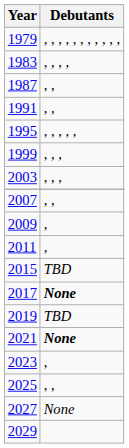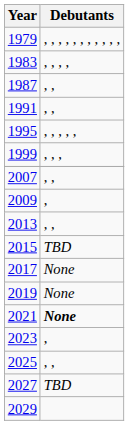- row: (22, 177)
- row: (22, 246)
+ row: (22, 223)
(60, 293) bold -> (59, 270) normal
(57, 316) TBD -> (59, 293) None
(59, 408) None -> (57, 385) TBD
